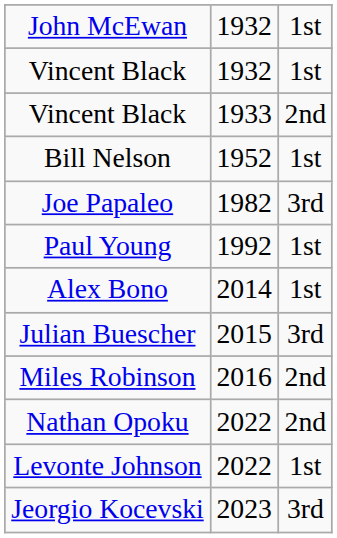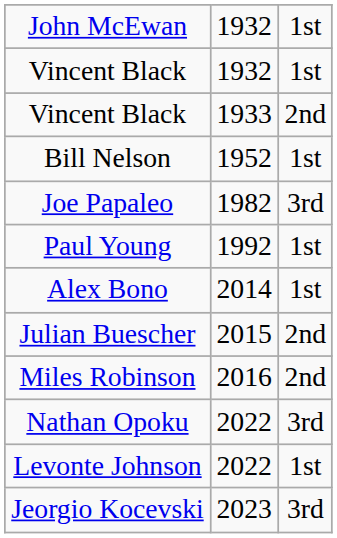(305, 333) 3rd -> (305, 333) 2nd
(305, 421) 2nd -> (305, 421) 3rd
